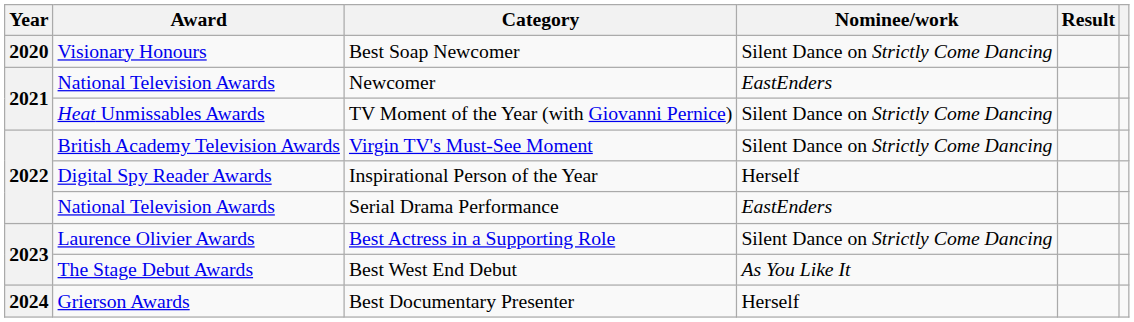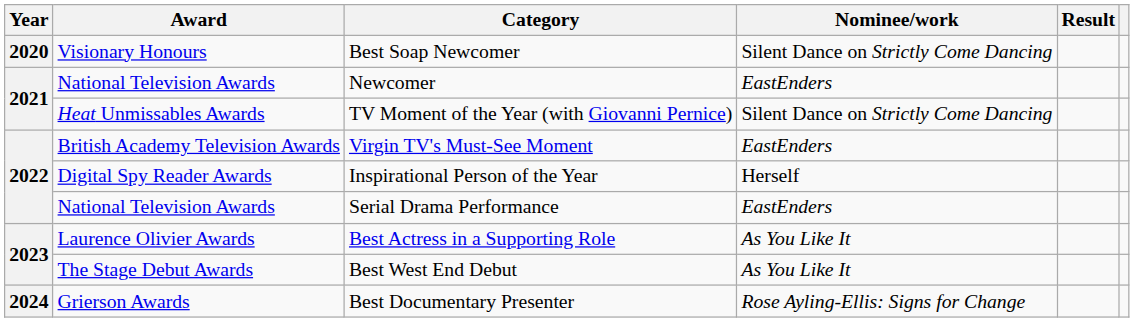(897, 144) Silent Dance on Strictly Come Dancing -> (787, 144) EastEnders
(897, 238) Silent Dance on Strictly Come Dancing -> (796, 238) As You Like It
(770, 301) Herself -> (883, 301) Rose Ayling-Ellis: Signs for Change
